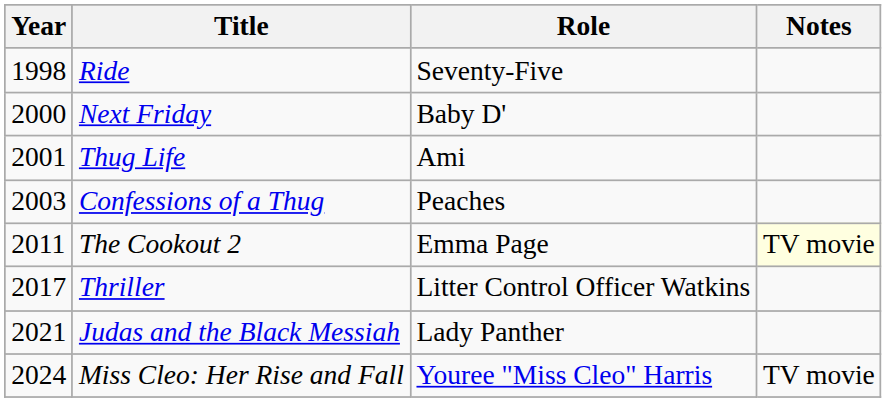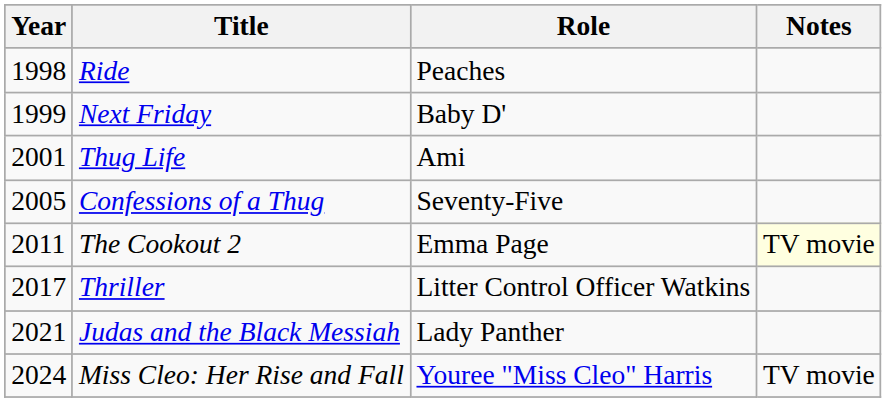(490, 69) Seventy-Five -> (461, 69) Peaches
(39, 113) 2000 -> (39, 113) 1999
(39, 200) 2003 -> (39, 200) 2005
(461, 200) Peaches -> (490, 200) Seventy-Five
